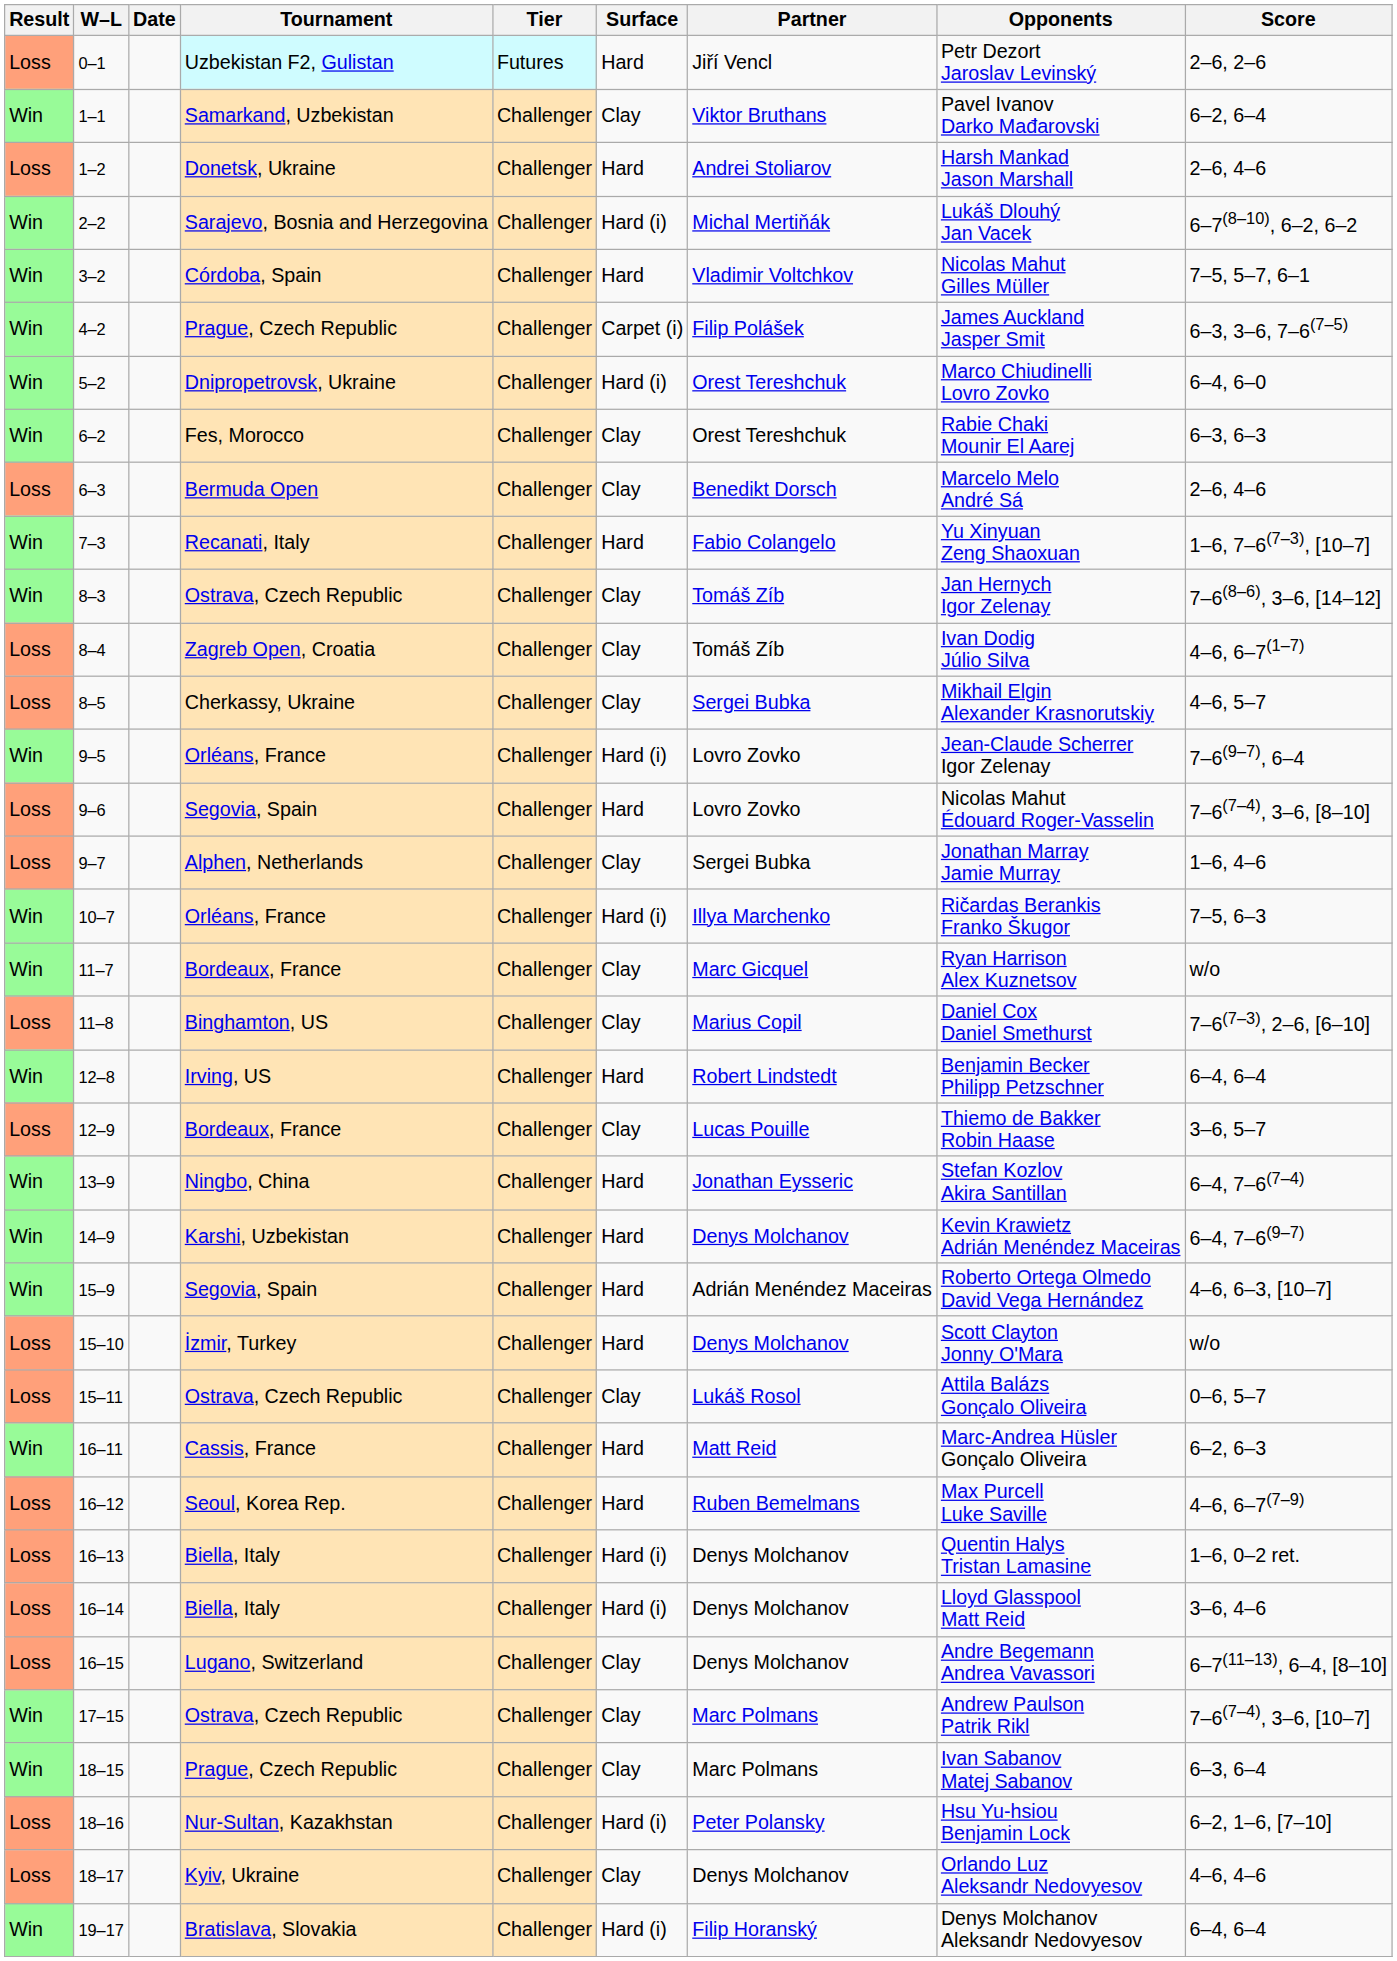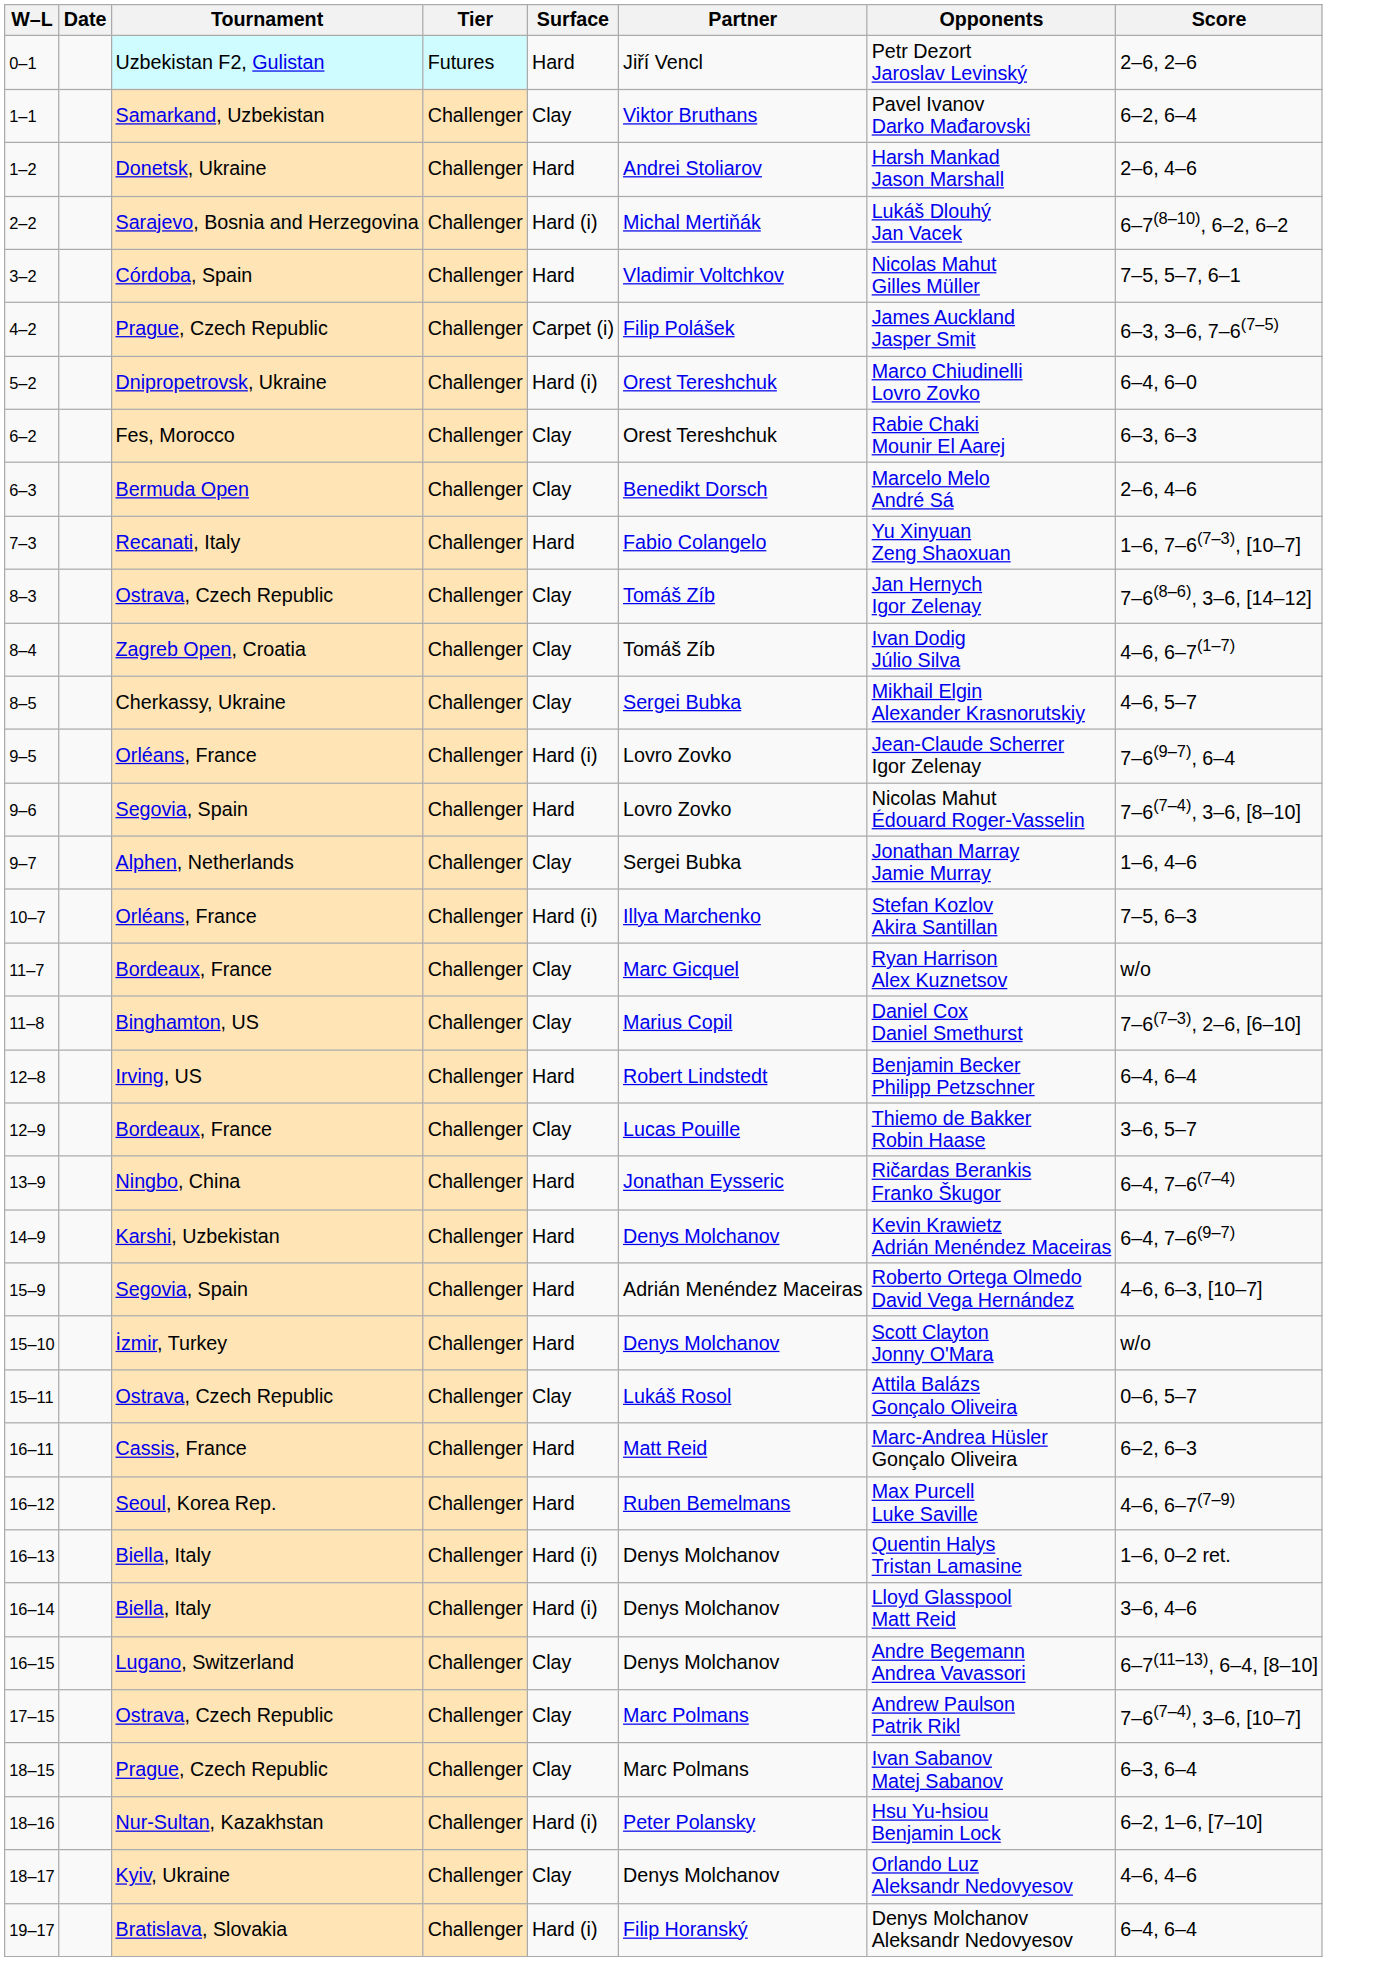- column: (39, 20)
(1021, 916) Ričardas Berankis Franko Škugor -> (935, 916) Stefan Kozlov Akira Santillan
(1004, 1182) Stefan Kozlov Akira Santillan -> (952, 1182) Ričardas Berankis Franko Škugor
